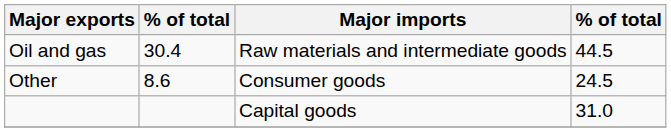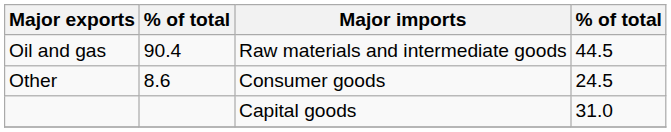(162, 50) 30.4 -> (162, 50) 90.4
